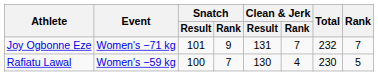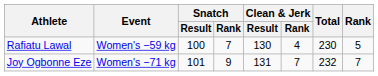rows swapped: (39, 63) <-> (49, 46)
